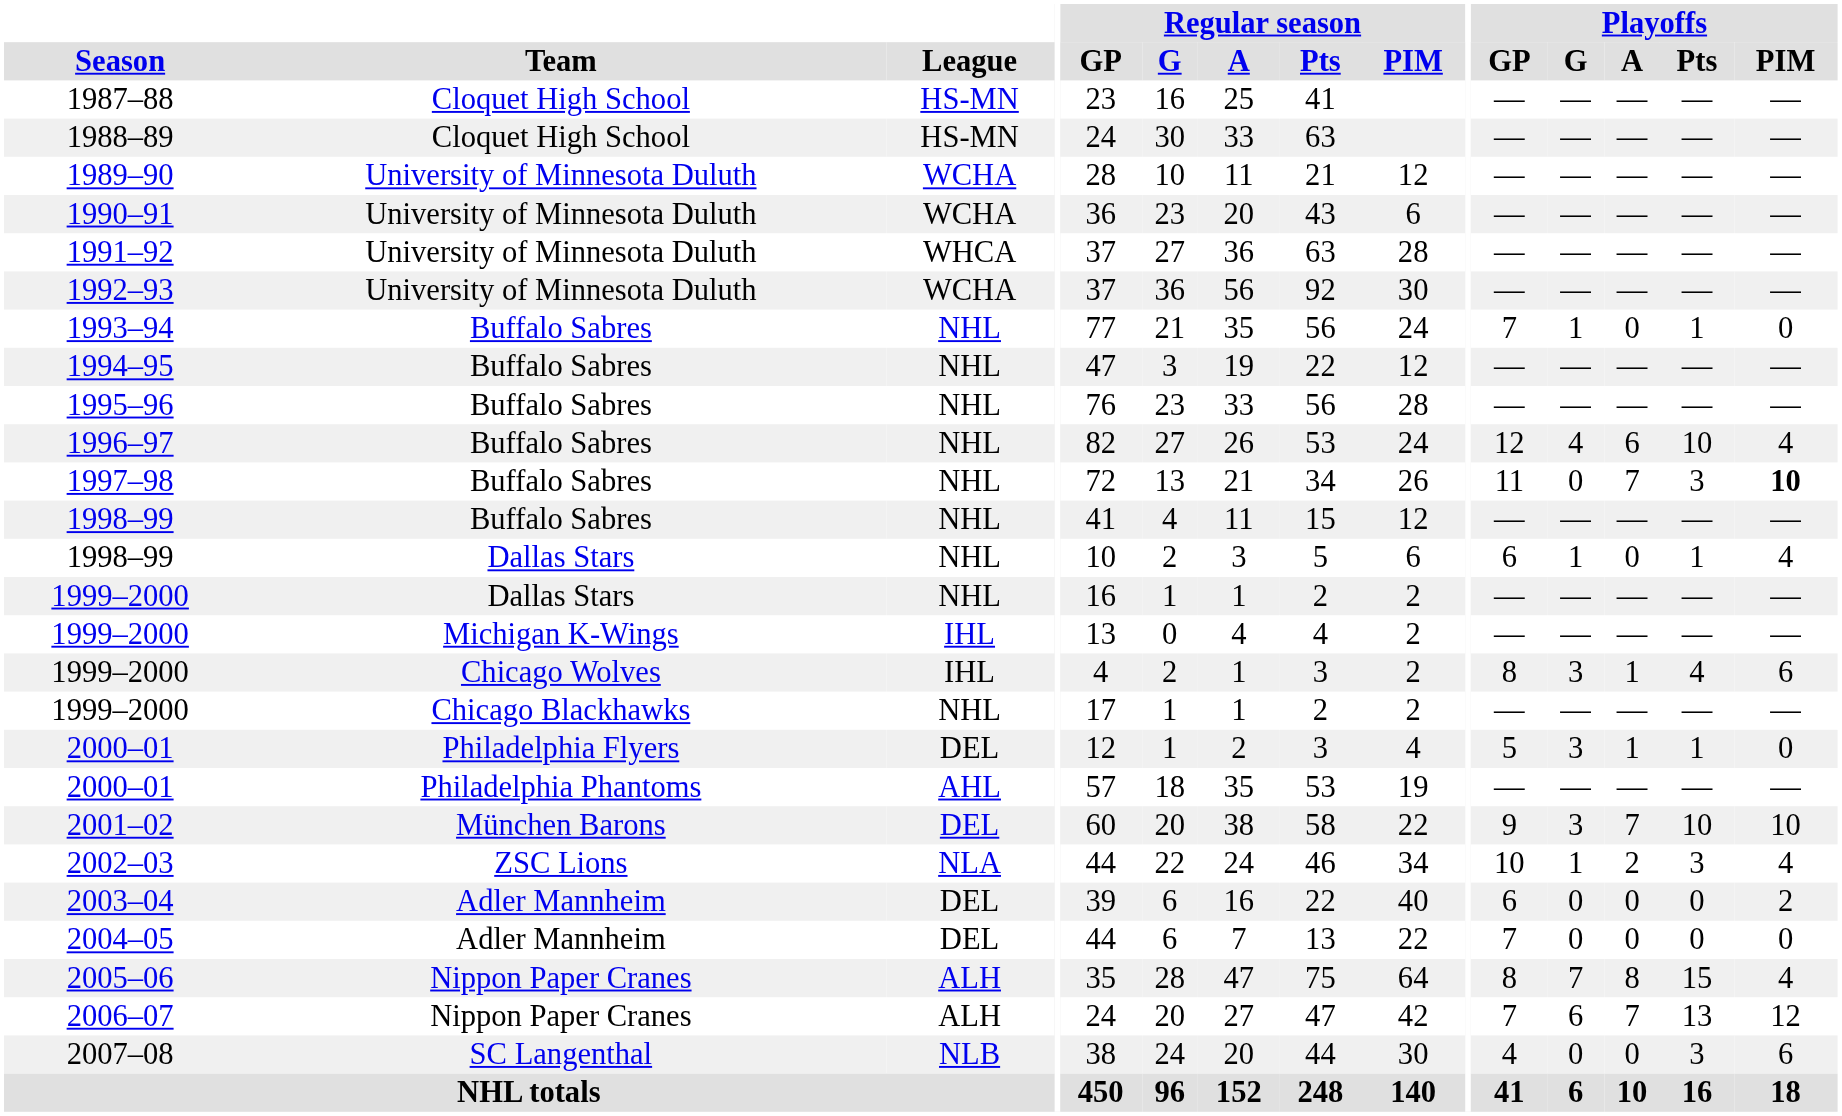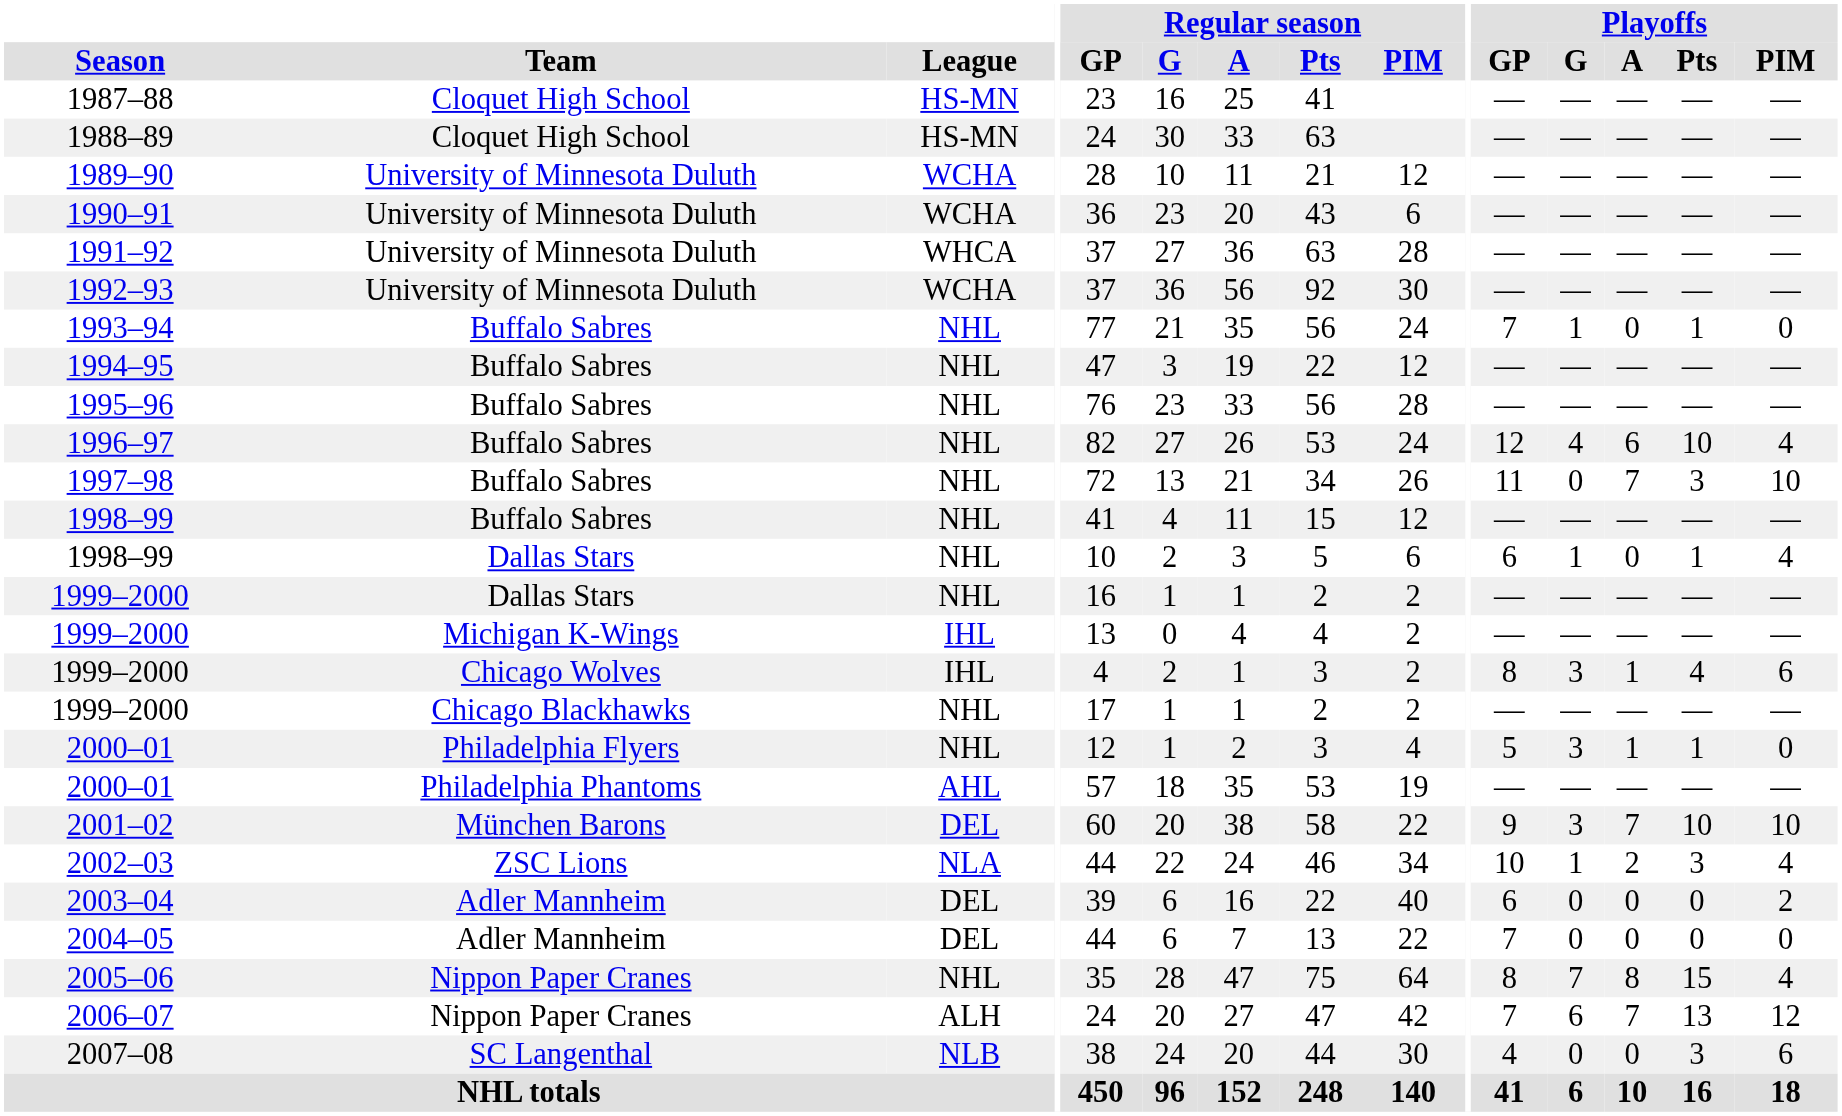(1786, 481) bold -> (1786, 481) normal
(970, 748) DEL -> (970, 748) NHL
(970, 977) ALH -> (970, 977) NHL
